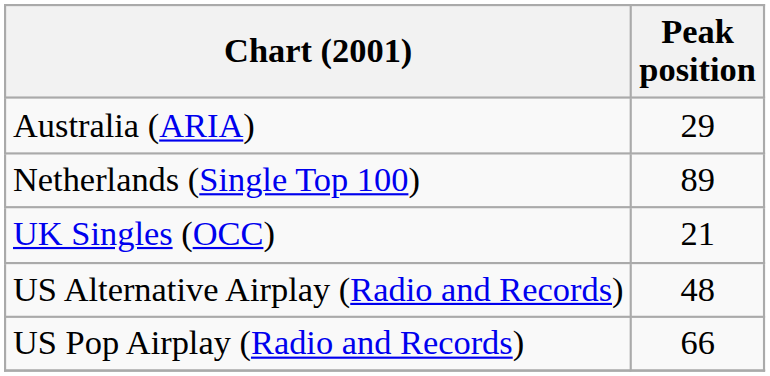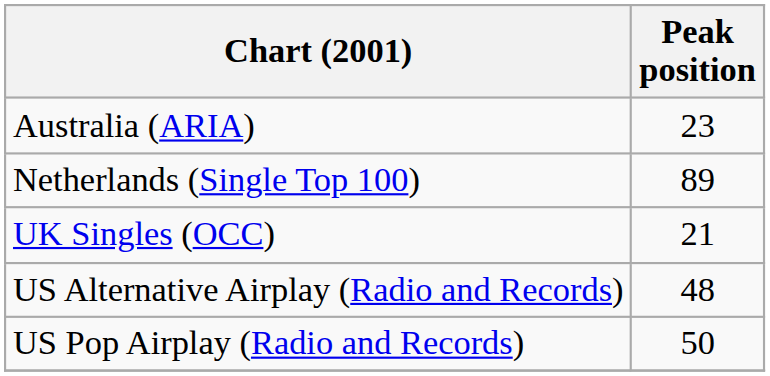(698, 125) 29 -> (698, 125) 23
(698, 343) 66 -> (698, 343) 50
